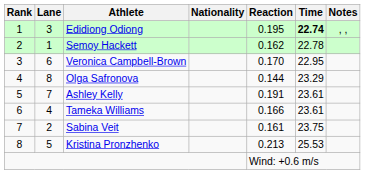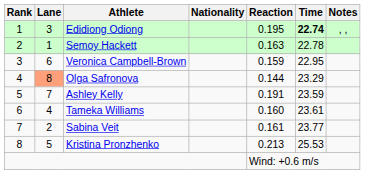(271, 45) 0.162 -> (271, 45) 0.163
(271, 62) 0.170 -> (271, 62) 0.159
(49, 78) no background -> (49, 78) lightsalmon background
(311, 95) 23.61 -> (311, 95) 23.59
(271, 111) 0.166 -> (271, 111) 0.160
(311, 128) 23.75 -> (311, 128) 23.77
